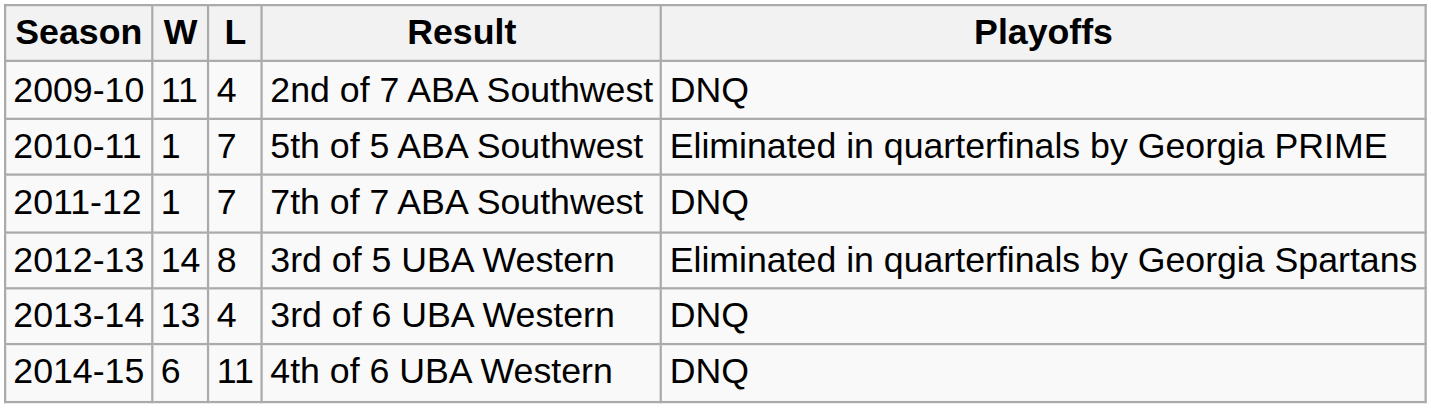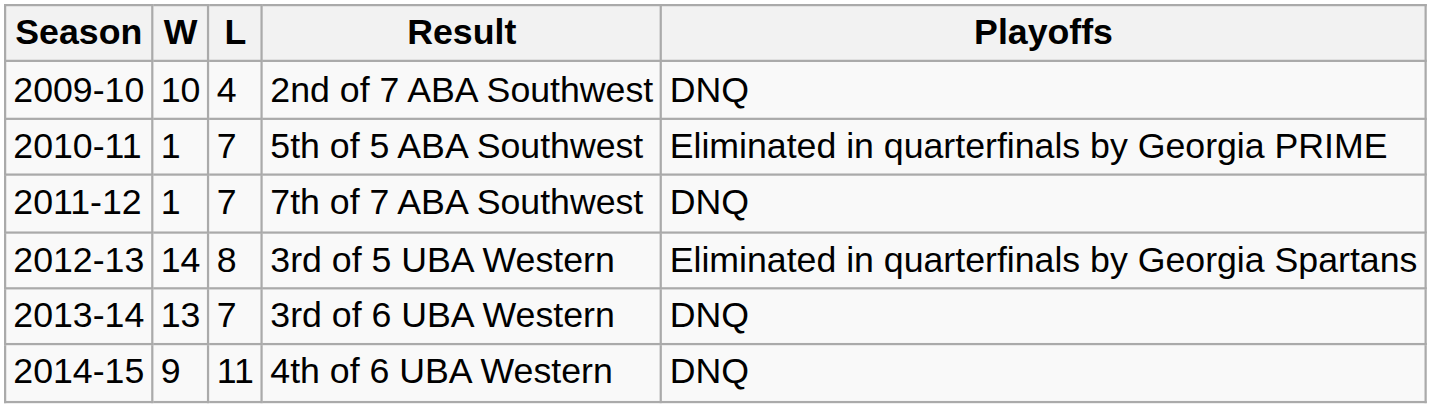(179, 89) 11 -> (181, 89) 10
(227, 315) 4 -> (227, 315) 7
(171, 372) 6 -> (171, 372) 9
